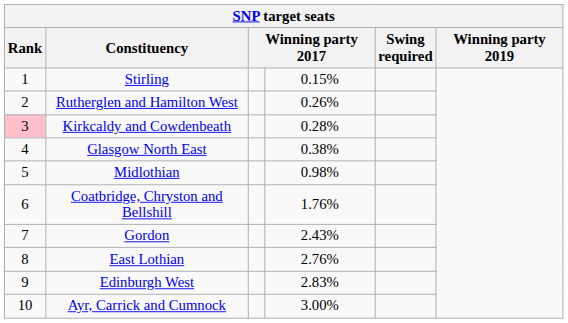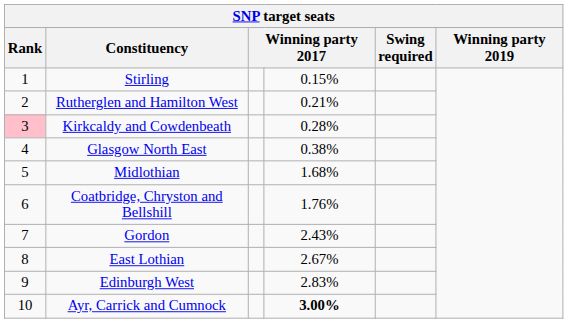(320, 102) 0.26% -> (319, 102) 0.21%
(320, 172) 0.98% -> (319, 172) 1.68%
(320, 259) 2.76% -> (319, 259) 2.67%
(320, 306) normal -> (319, 306) bold
